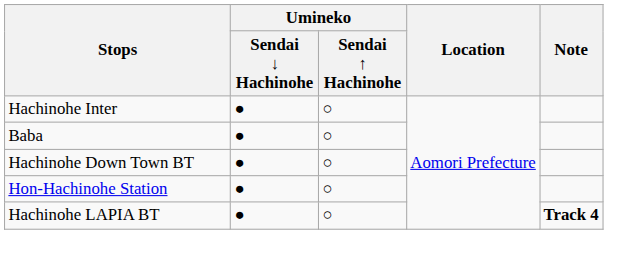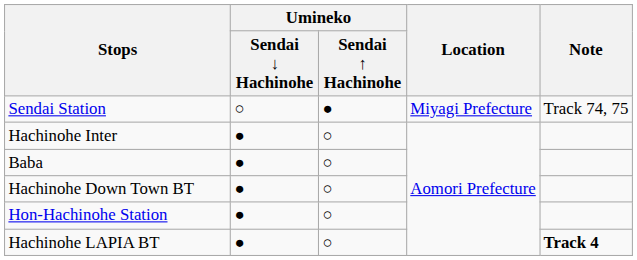+ row: (57, 108)
